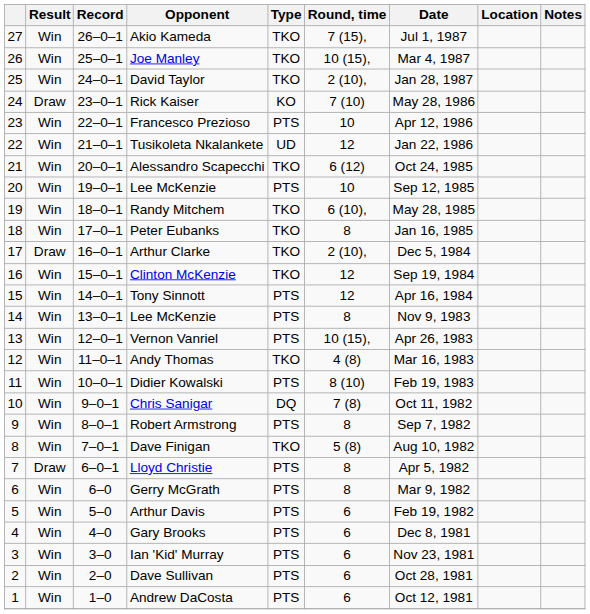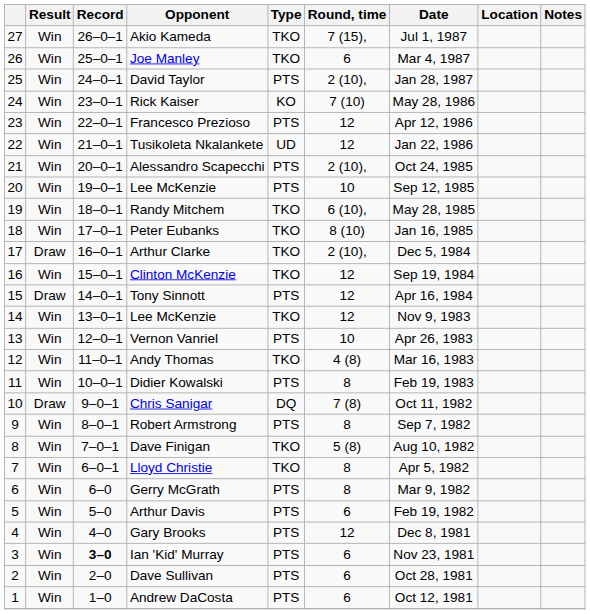(347, 58) 10 (15), -> (347, 58) 6
(286, 79) TKO -> (286, 79) PTS
(50, 101) Draw -> (50, 101) Win
(347, 123) 10 -> (347, 123) 12
(286, 166) TKO -> (286, 166) PTS
(347, 166) 6 (12) -> (347, 166) 2 (10),
(347, 230) 8 -> (347, 230) 8 (10)
(50, 295) Win -> (50, 295) Draw
(286, 317) PTS -> (286, 317) TKO
(347, 317) 8 -> (347, 317) 12
(347, 338) 10 (15), -> (347, 338) 10
(347, 381) 8 (10) -> (347, 381) 8
(50, 403) Win -> (50, 403) Draw
(50, 468) Draw -> (50, 468) Win
(286, 468) PTS -> (286, 468) TKO
(347, 532) 6 -> (347, 532) 12
(100, 554) normal -> (100, 554) bold
